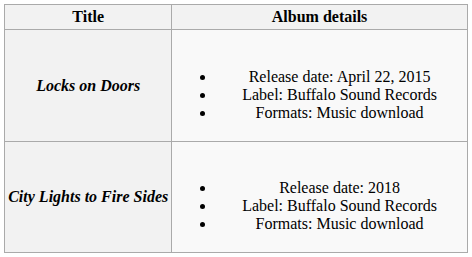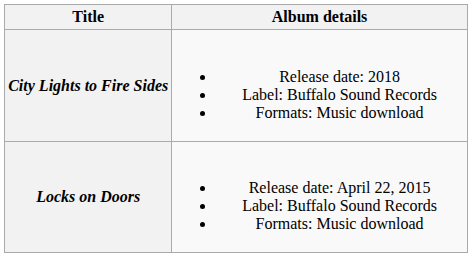rows swapped: (88, 85) <-> (88, 196)
